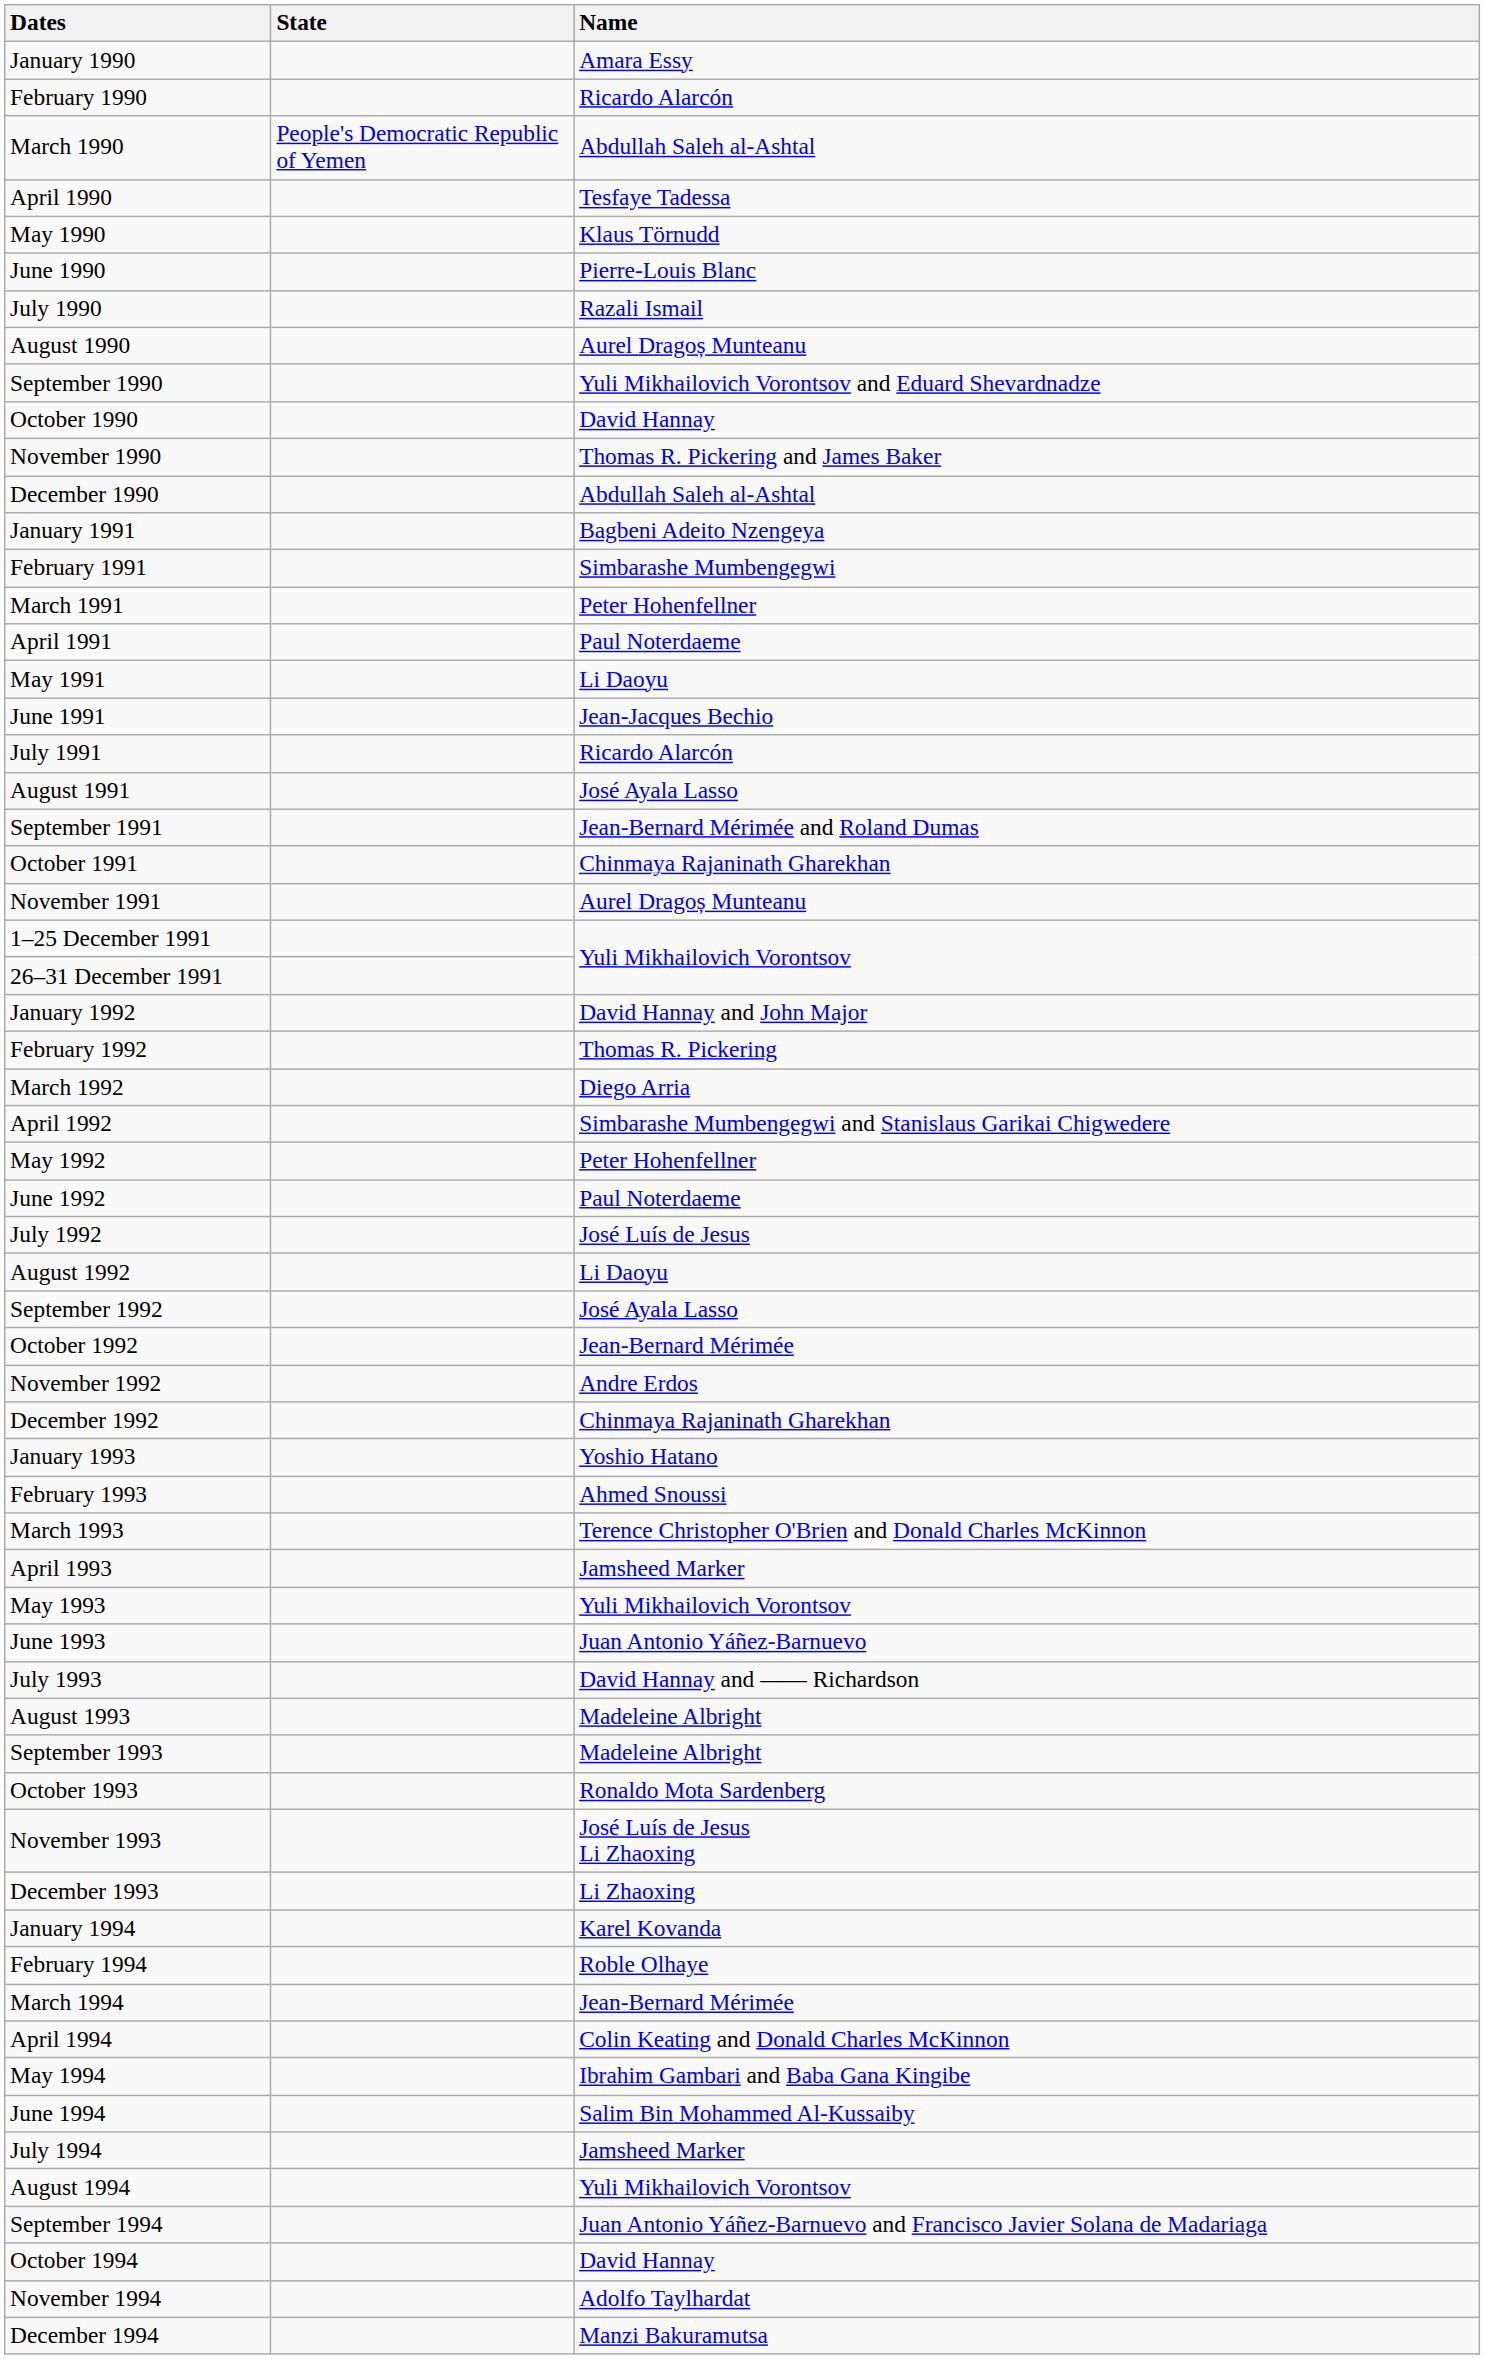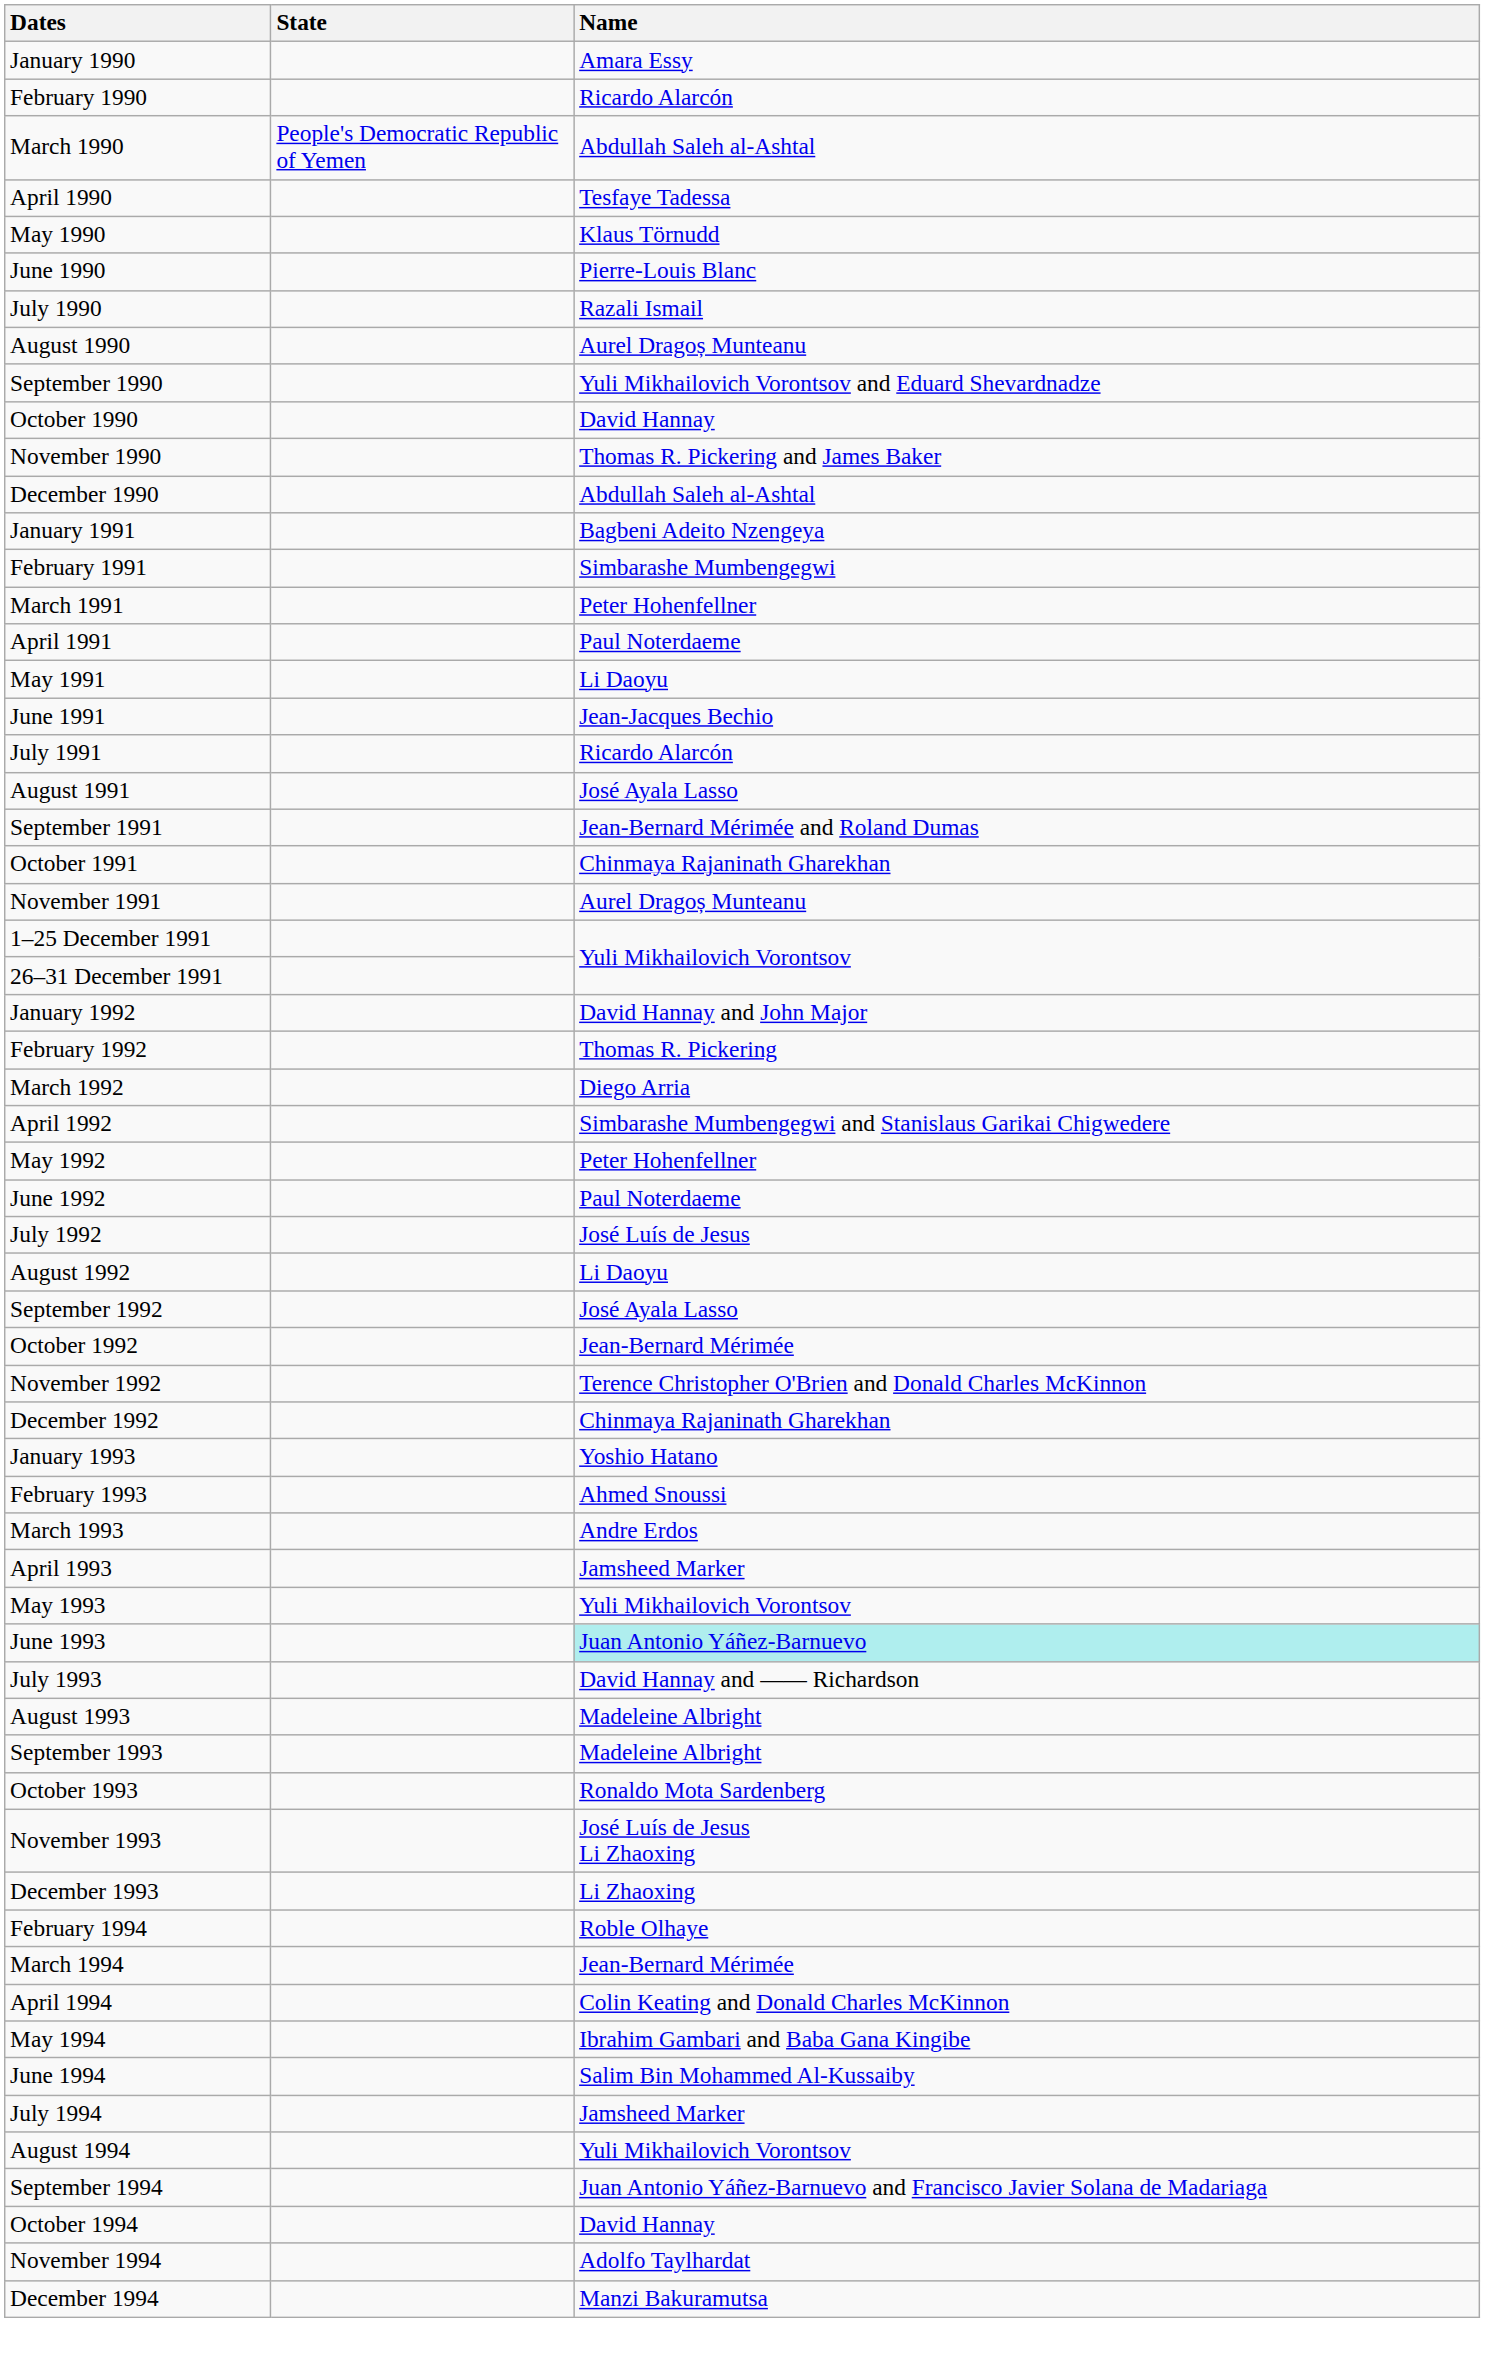(639, 1383) Andre Erdos -> (863, 1383) Terence Christopher O'Brien and Donald Charles McKinnon
(863, 1531) Terence Christopher O'Brien and Donald Charles McKinnon -> (639, 1531) Andre Erdos
(723, 1642) no background -> (723, 1642) paleturquoise background
- row: (73, 1927)
